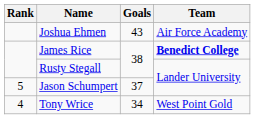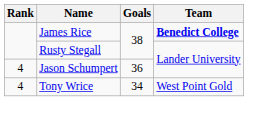- row: (73, 31)
(20, 86) 5 -> (20, 68) 4
(137, 86) 37 -> (137, 68) 36
